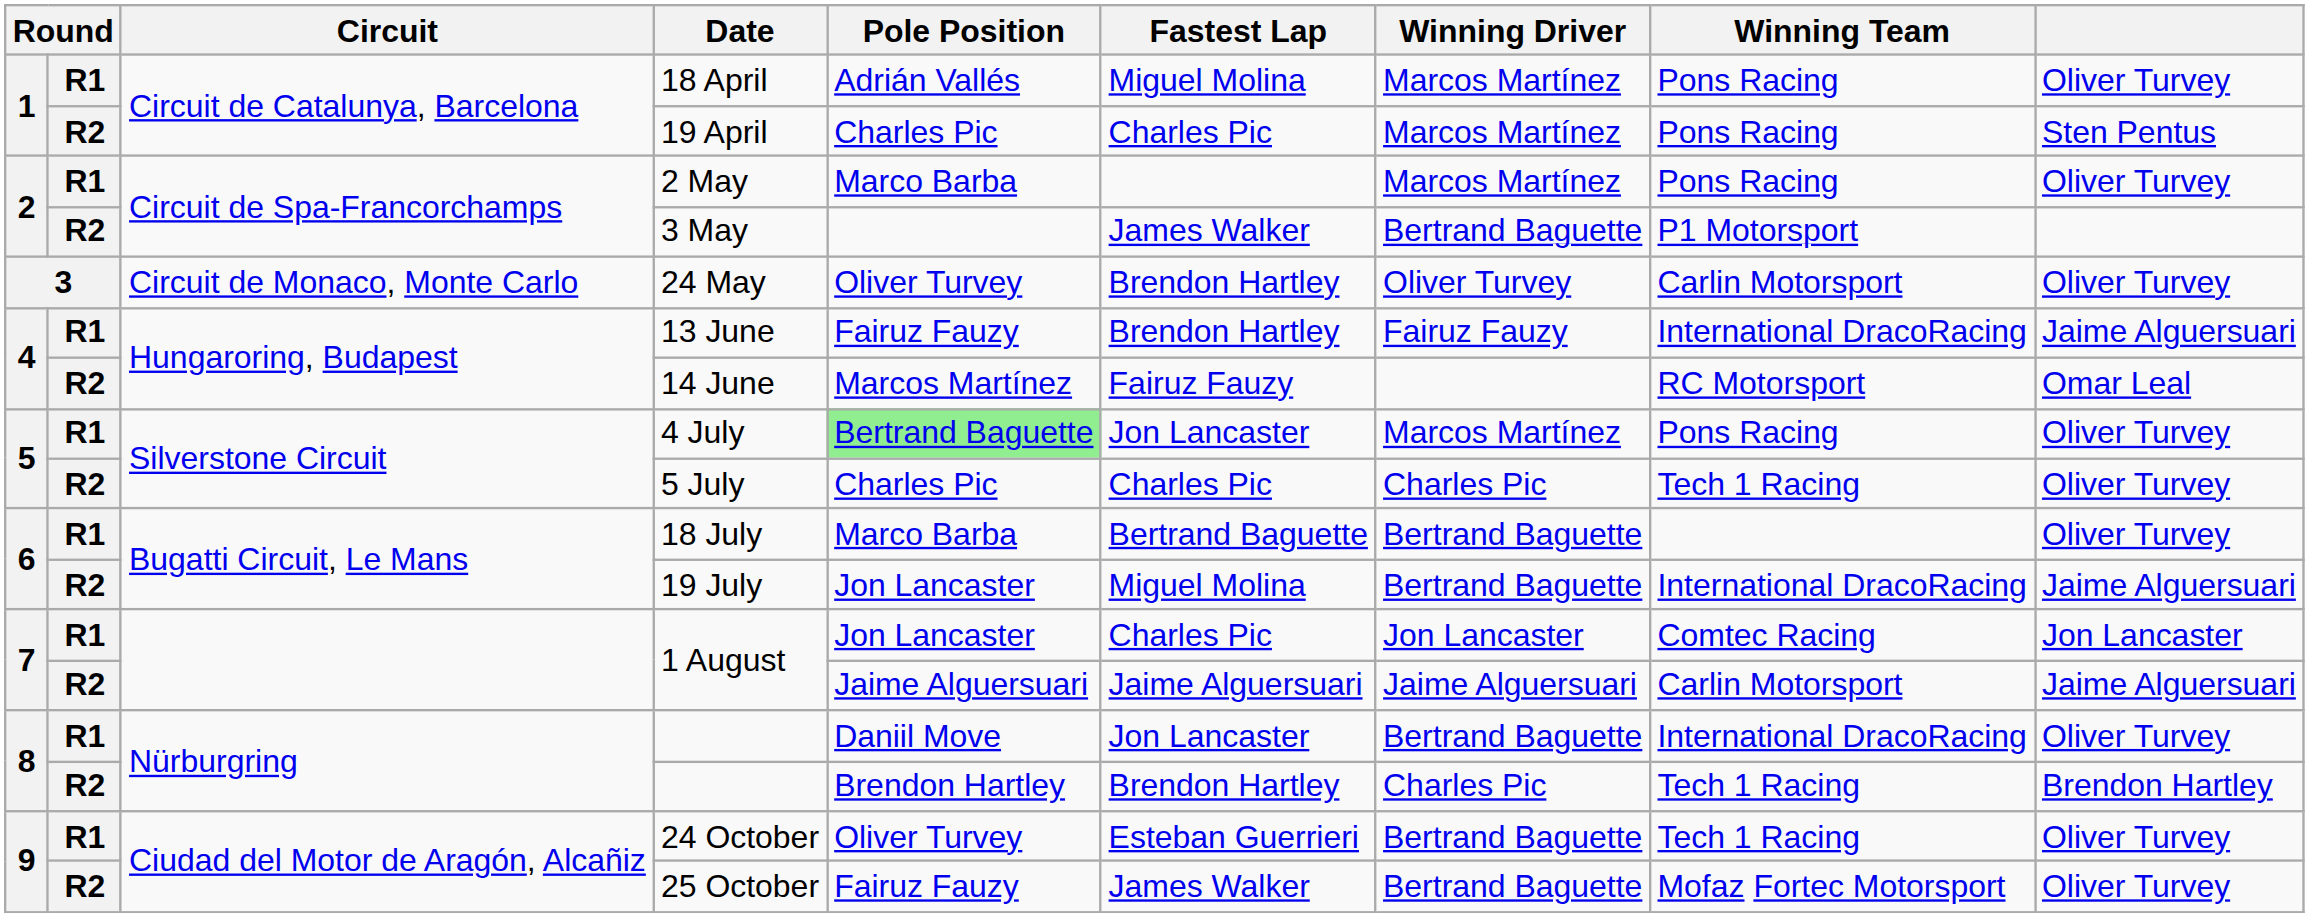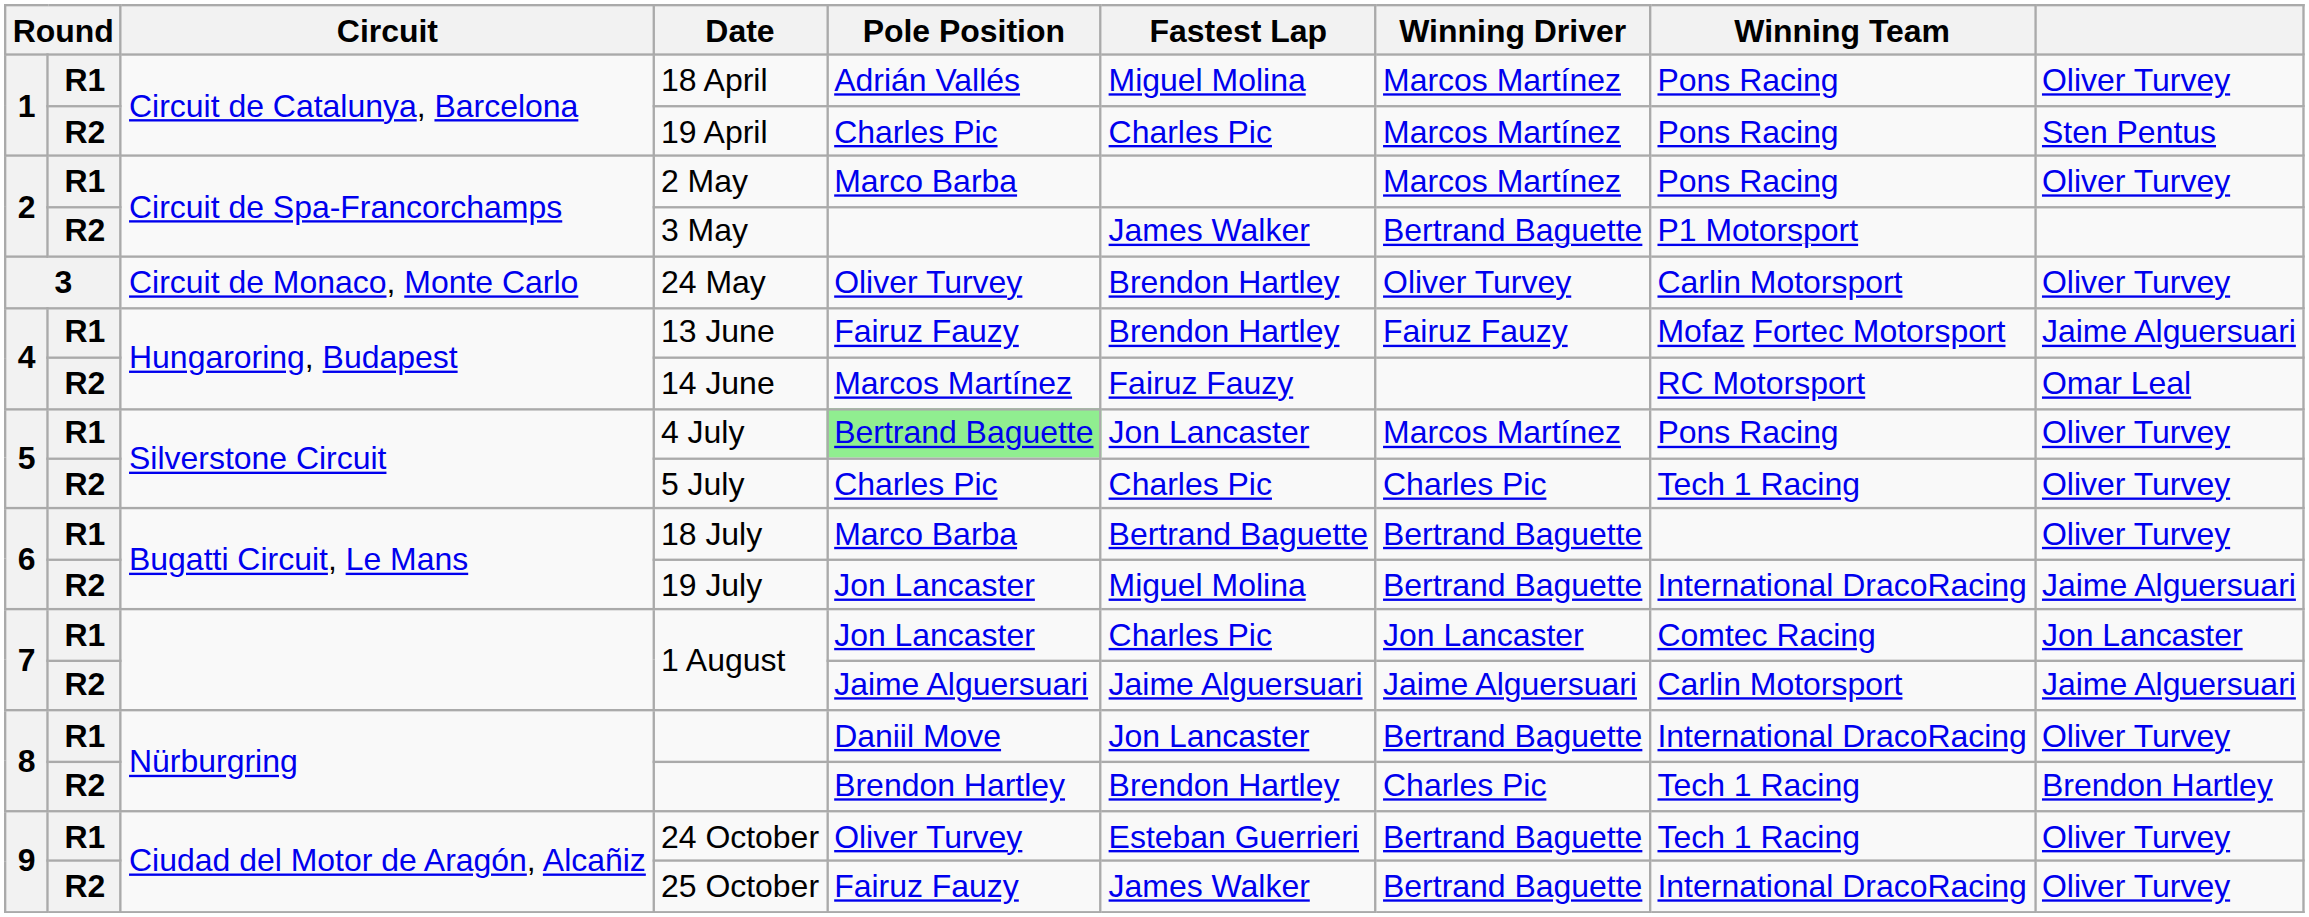(1842, 332) International DracoRacing -> (1831, 332) Mofaz Fortec Motorsport
(1831, 886) Mofaz Fortec Motorsport -> (1842, 886) International DracoRacing
